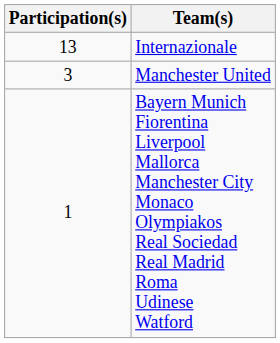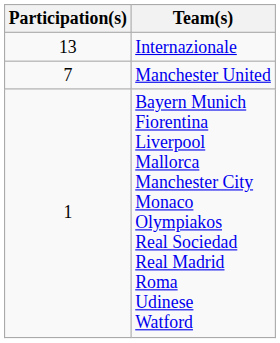(68, 74) 3 -> (68, 74) 7
